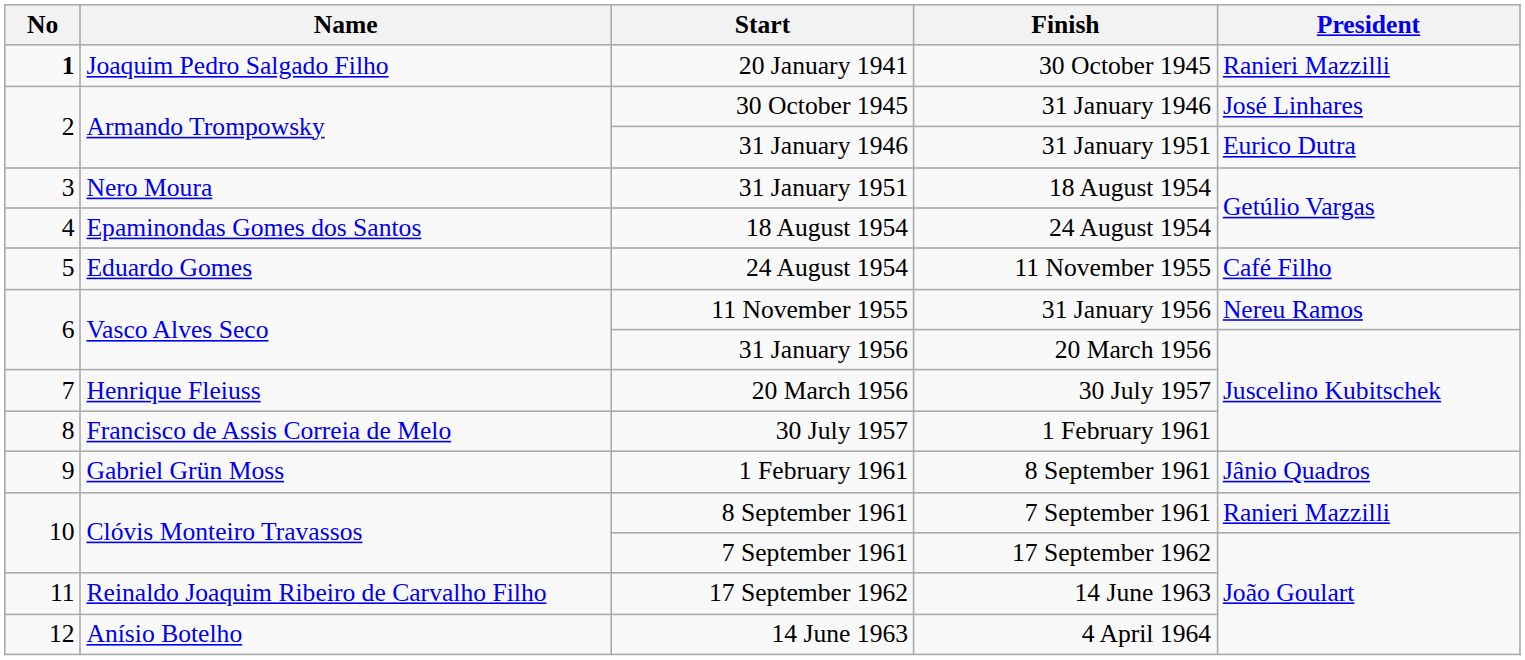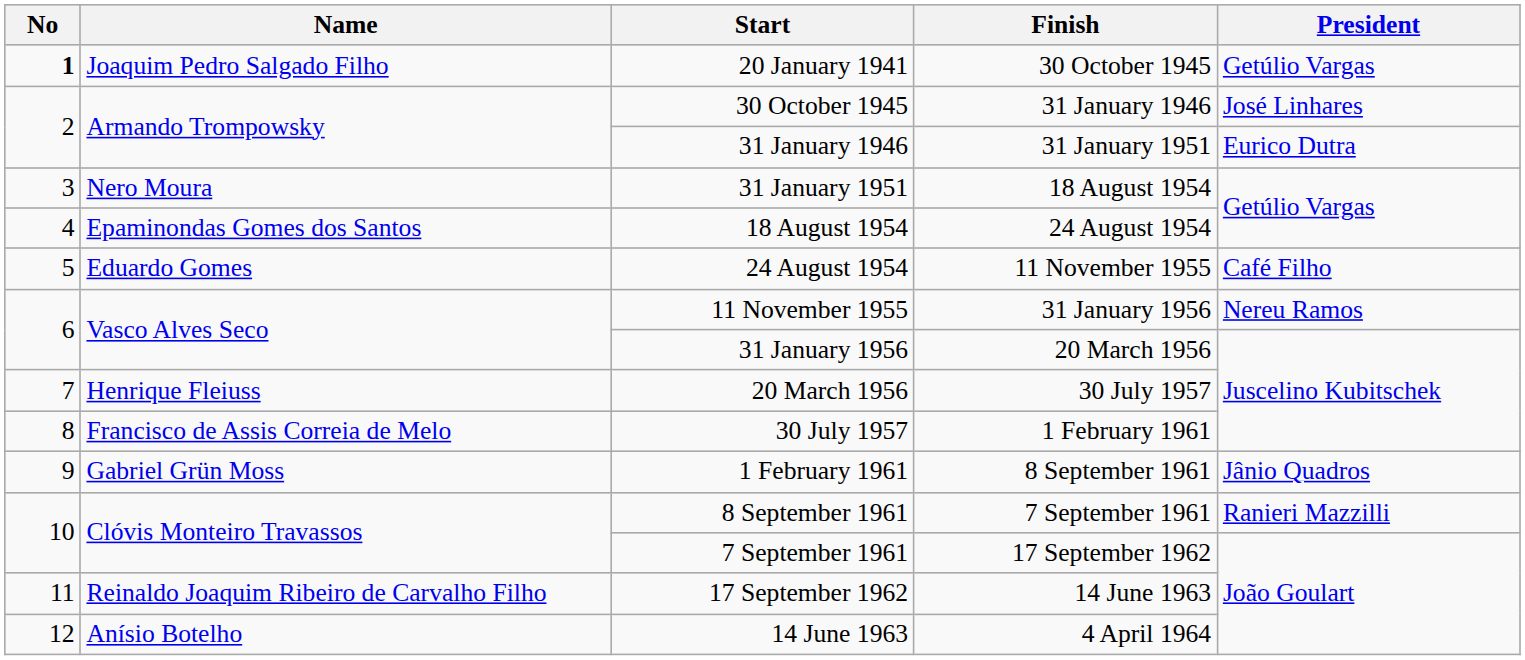(1306, 65) Ranieri Mazzilli -> (1299, 65) Getúlio Vargas
